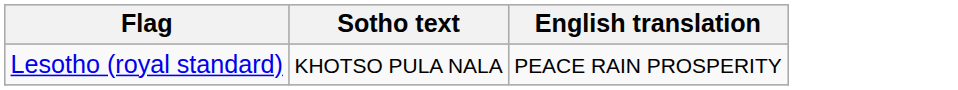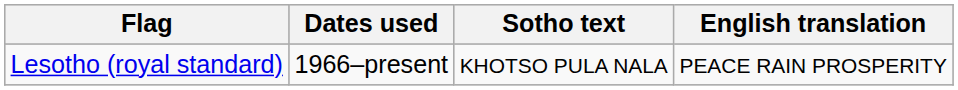+ column: (371, 24)
